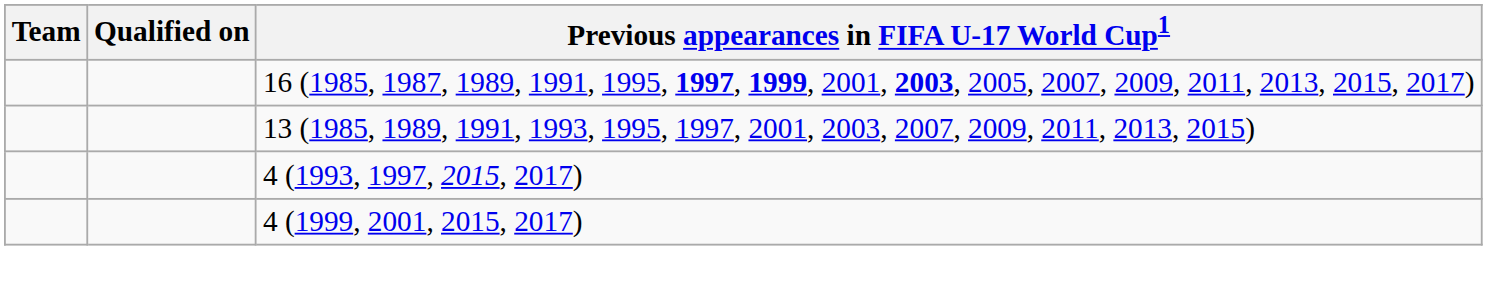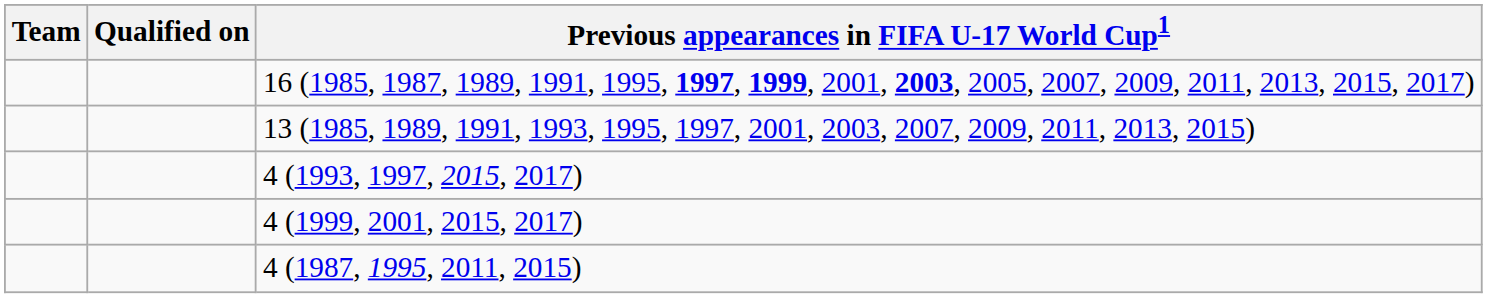+ row: (422, 267)
